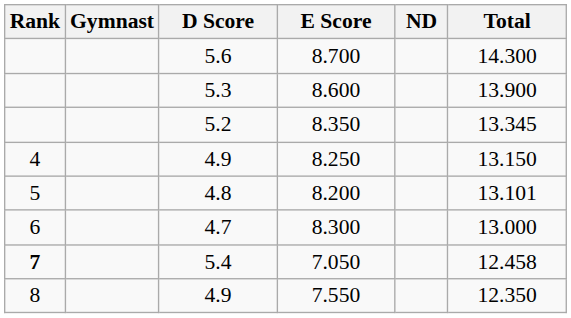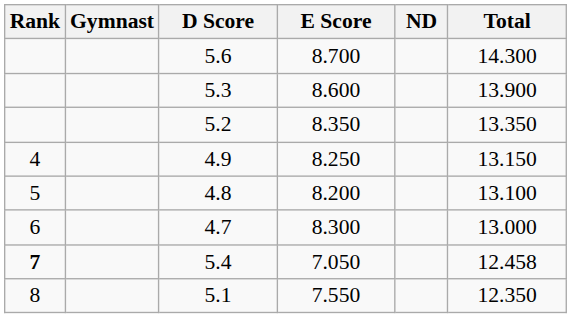(507, 124) 13.345 -> (507, 124) 13.350
(507, 192) 13.101 -> (507, 192) 13.100
(218, 295) 4.9 -> (218, 295) 5.1
